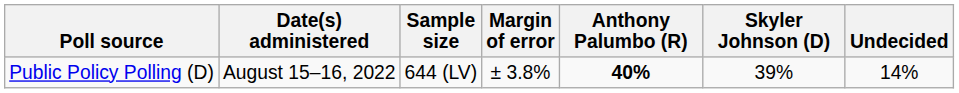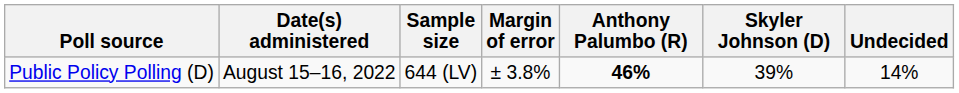(631, 72) 40% -> (631, 72) 46%
